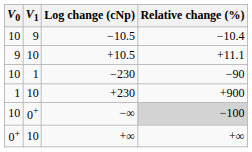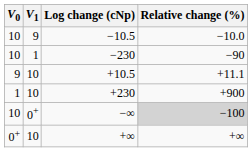(231, 36) −10.4 -> (231, 36) −10.0
rows swapped: (121, 55) <-> (122, 74)
